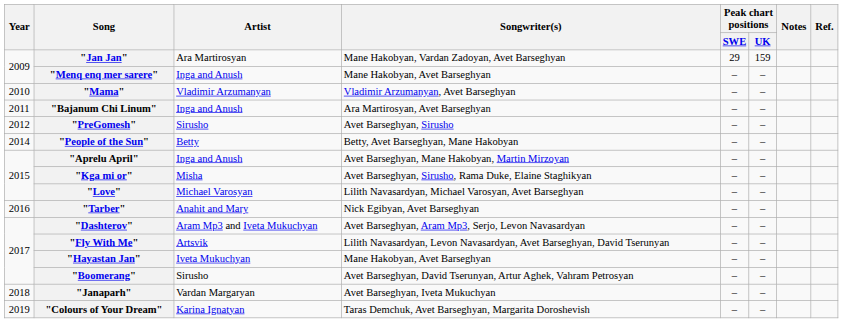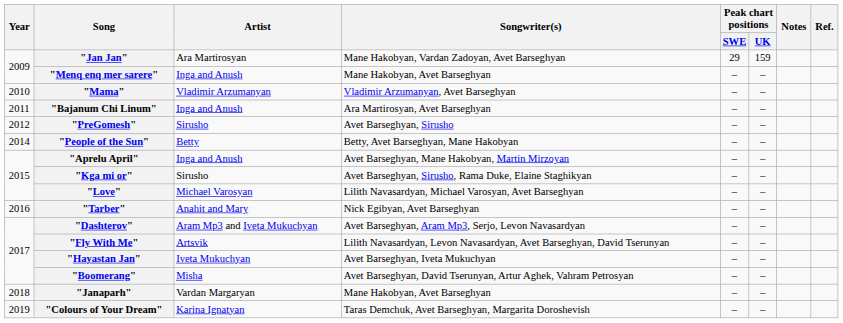(189, 175) Misha -> (192, 175) Sirusho
(417, 259) Mane Hakobyan, Avet Barseghyan -> (420, 259) Avet Barseghyan, Iveta Mukuchyan
(192, 275) Sirusho -> (189, 275) Misha
(420, 292) Avet Barseghyan, Iveta Mukuchyan -> (417, 292) Mane Hakobyan, Avet Barseghyan
